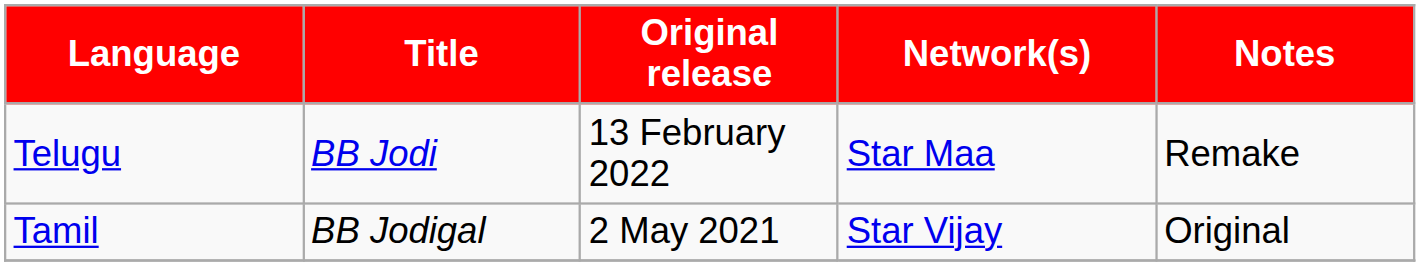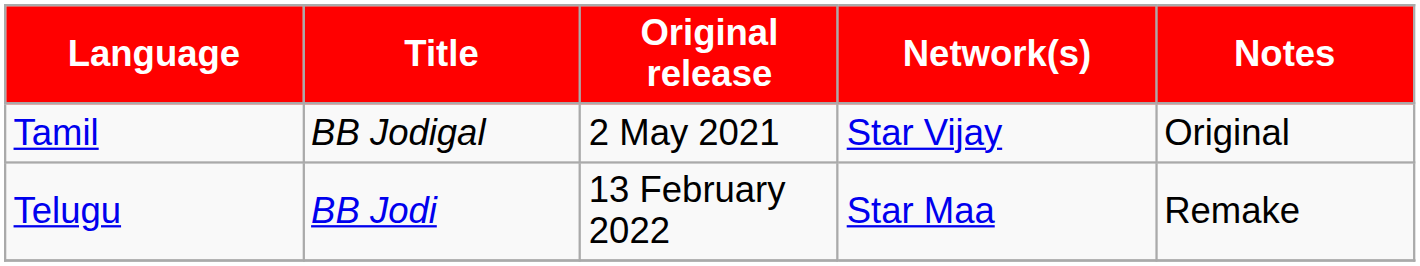rows swapped: (56, 231) <-> (67, 152)
